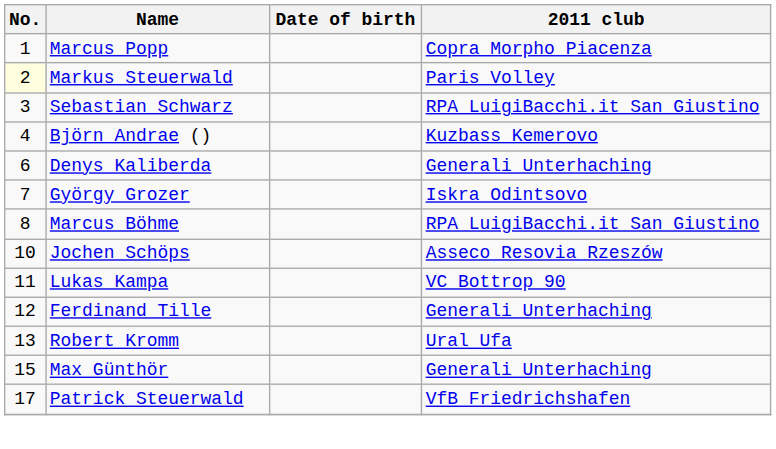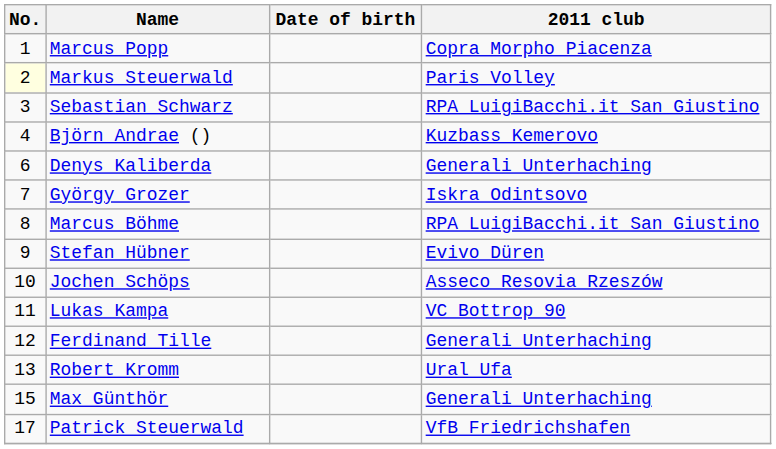+ row: (120, 253)
